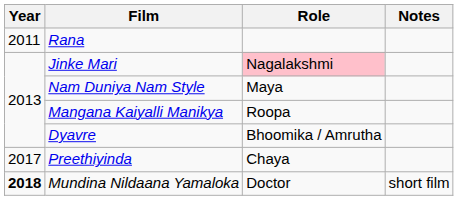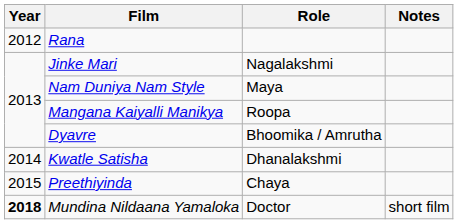(24, 40) 2011 -> (25, 40) 2012
(290, 64) pink background -> (290, 64) no background
+ row: (98, 159)
(25, 159) 2017 -> (25, 183) 2015
